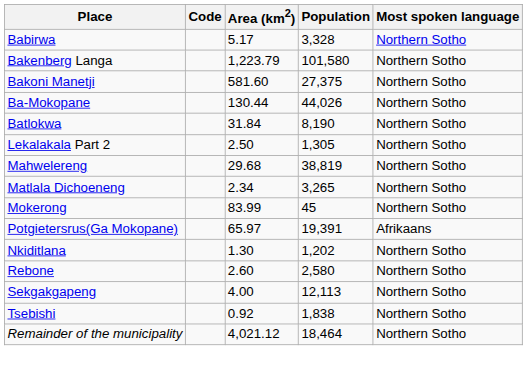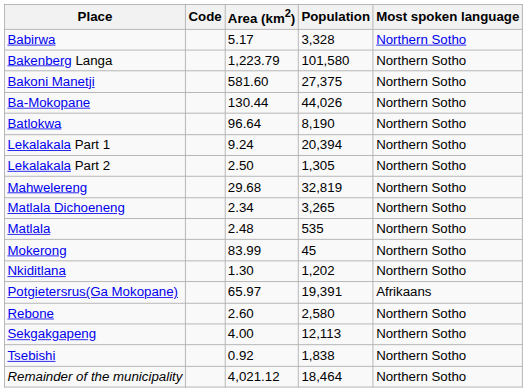(244, 123) 31.84 -> (244, 123) 96.64
+ row: (59, 144)
(322, 166) 38,819 -> (322, 187) 32,819
+ row: (29, 229)
rows swapped: (37, 250) <-> (93, 229)
